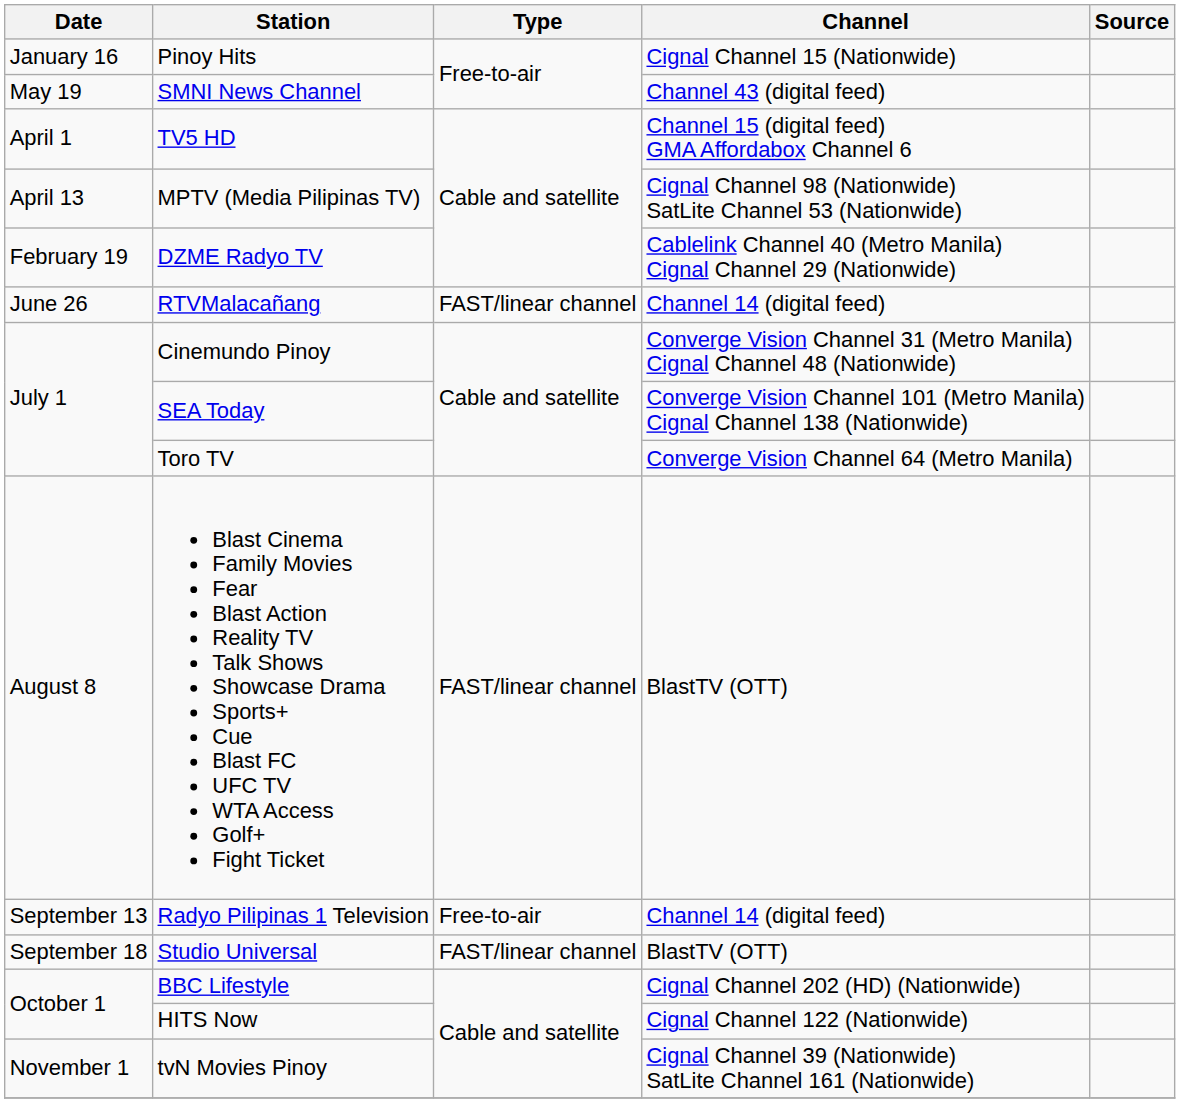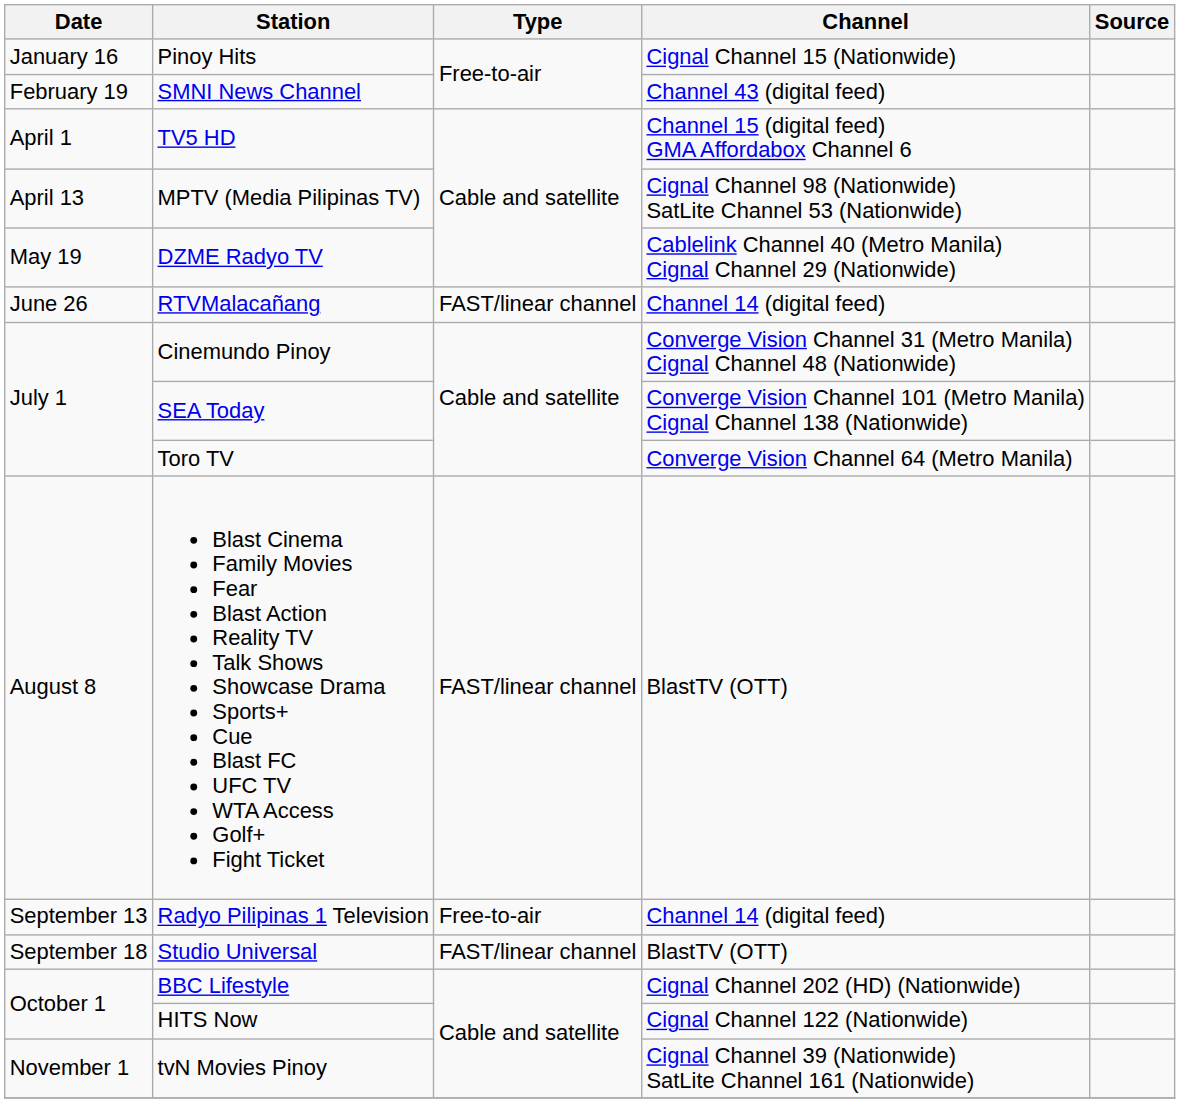(46, 91) May 19 -> (69, 91) February 19
(69, 257) February 19 -> (46, 257) May 19
